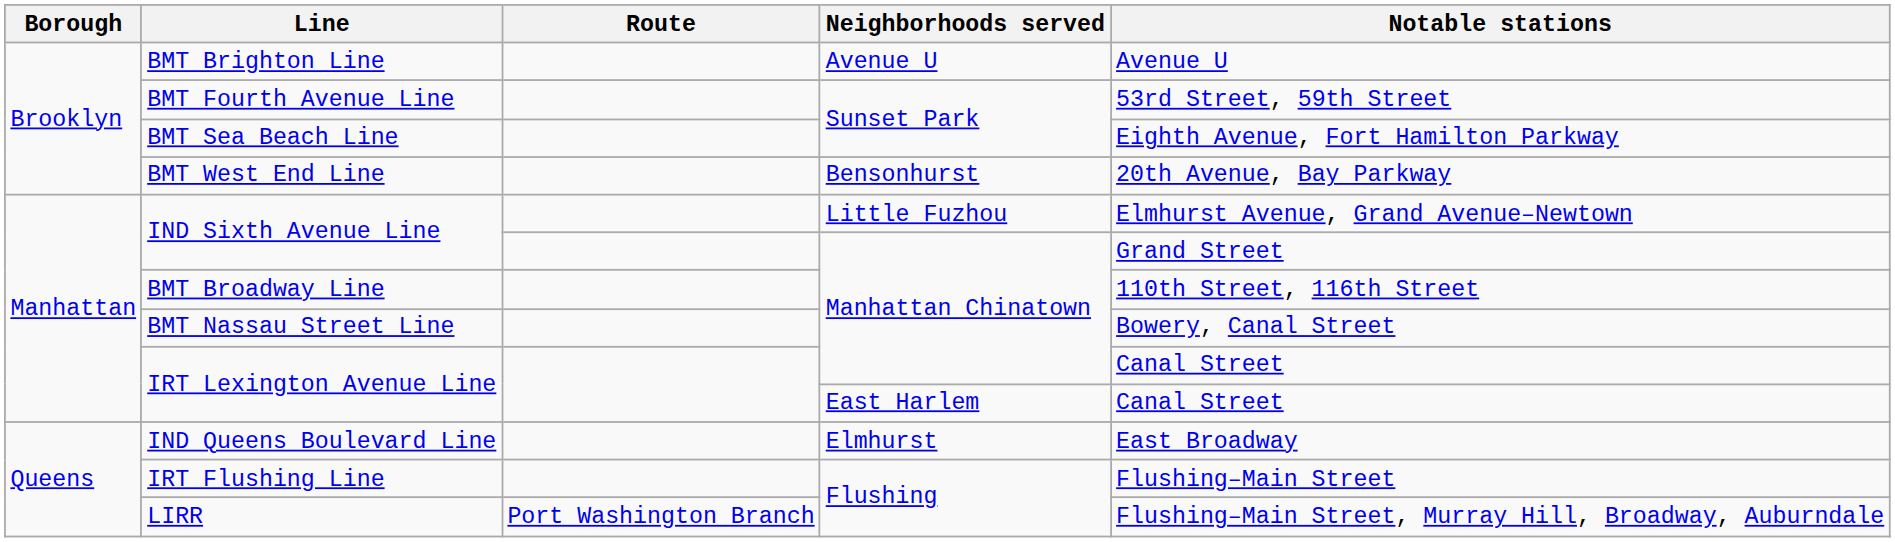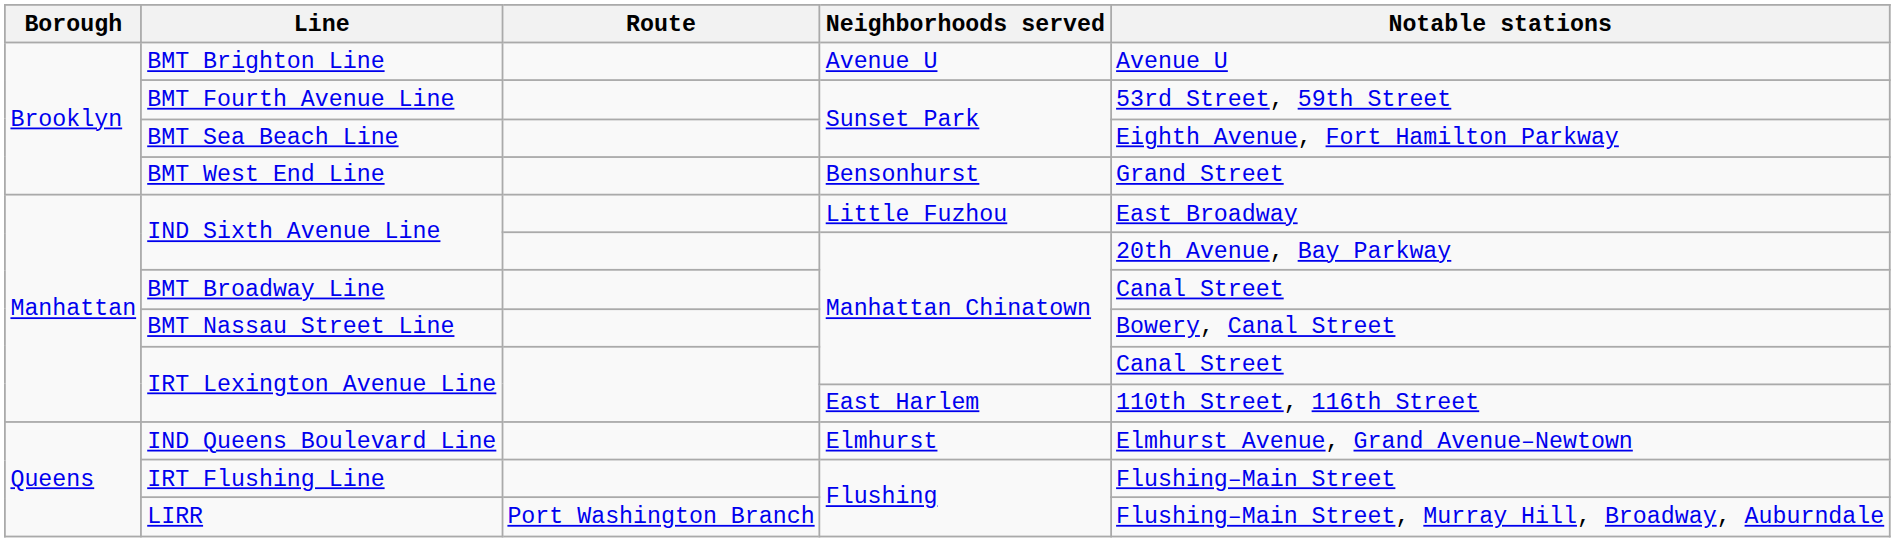(1284, 176) 20th Avenue, Bay Parkway -> (1200, 176) Grand Street
(1374, 213) Elmhurst Avenue, Grand Avenue–Newtown -> (1207, 213) East Broadway
(1200, 251) Grand Street -> (1284, 251) 20th Avenue, Bay Parkway
(1298, 289) 110th Street, 116th Street -> (1200, 289) Canal Street
(1200, 403) Canal Street -> (1298, 403) 110th Street, 116th Street
(1207, 441) East Broadway -> (1374, 441) Elmhurst Avenue, Grand Avenue–Newtown
